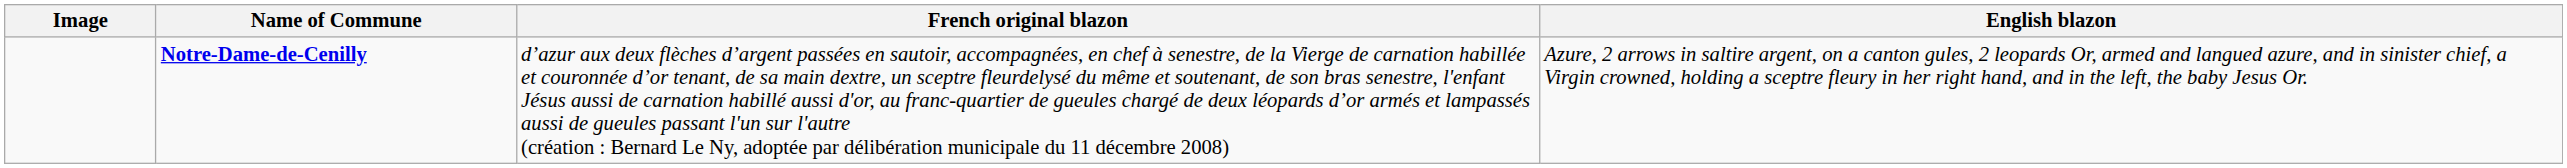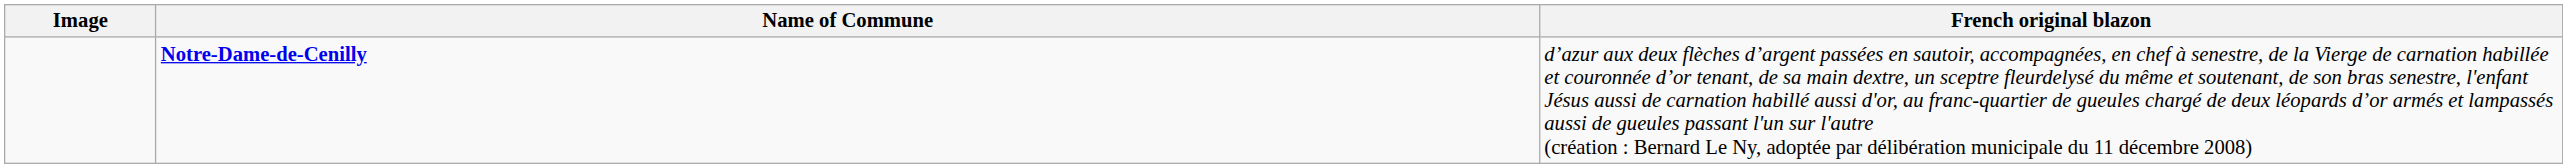- column: (2051, 20)
